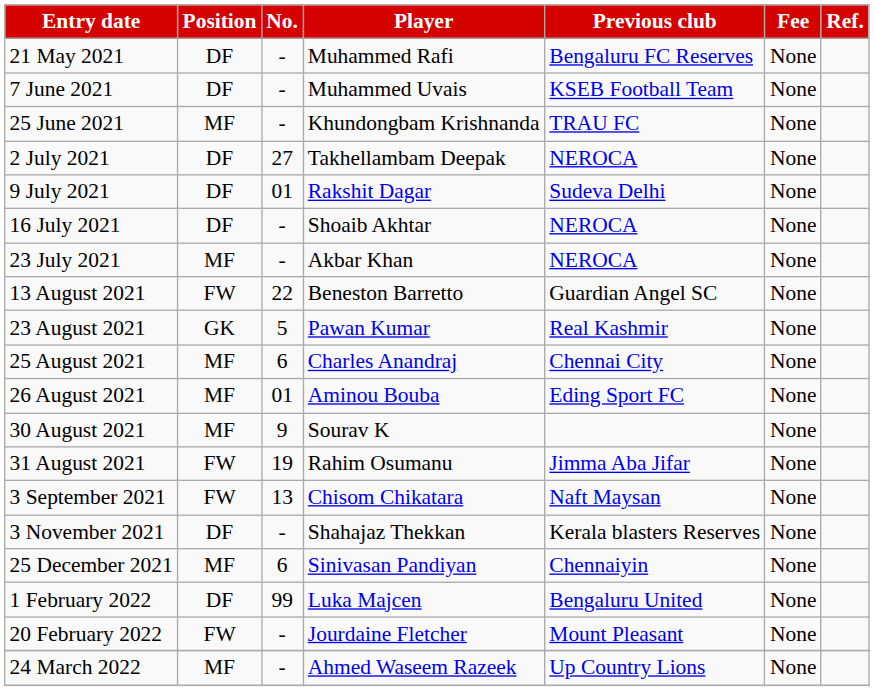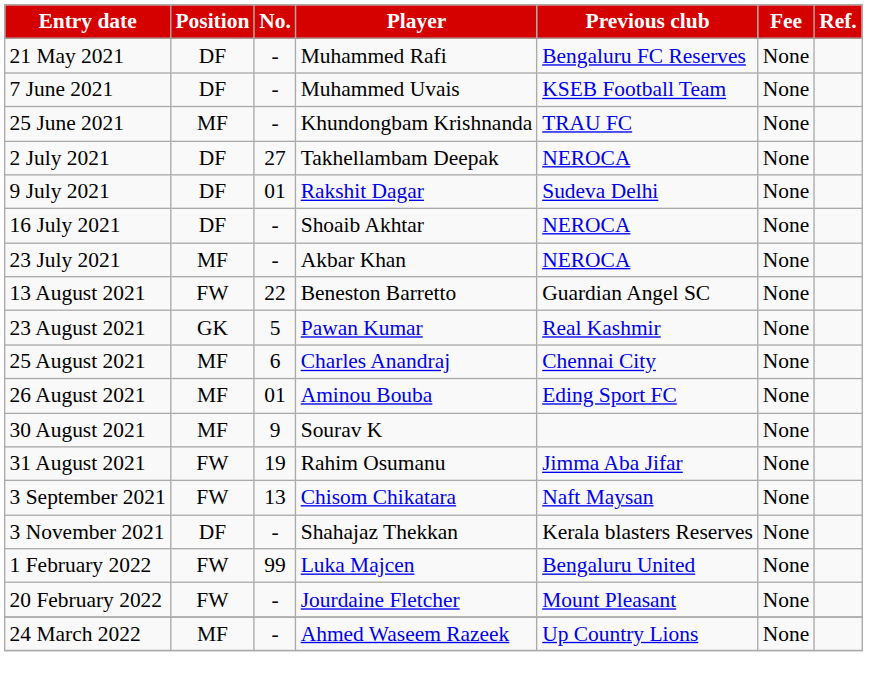- row: (91, 565)
(220, 599) DF -> (212, 565) FW
